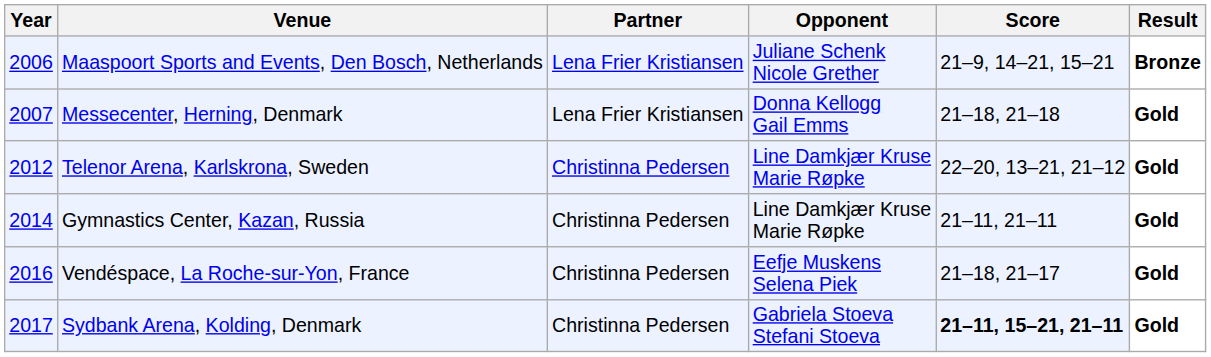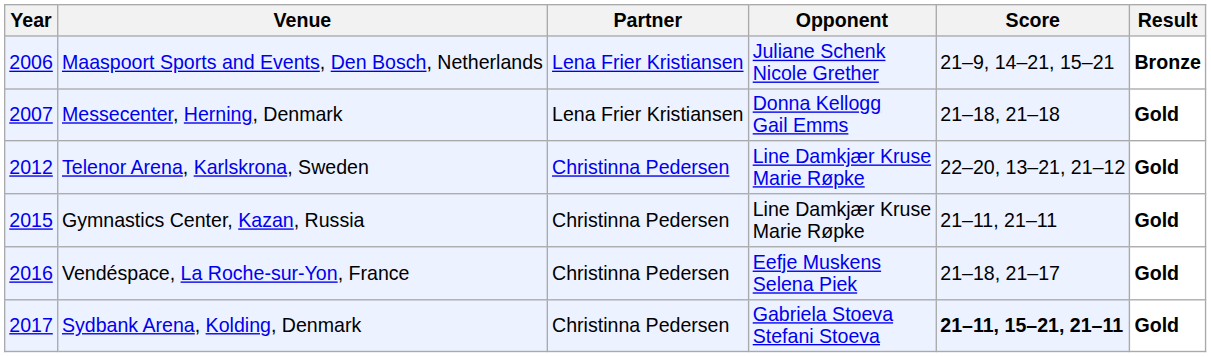(31, 220) 2014 -> (31, 220) 2015
